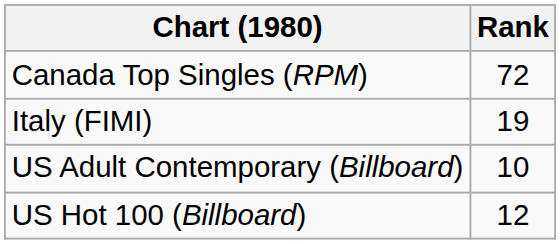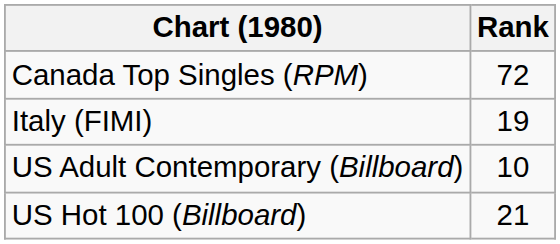(513, 214) 12 -> (513, 214) 21
